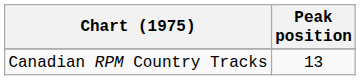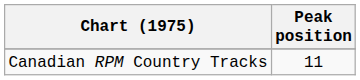(314, 62) 13 -> (314, 62) 11
